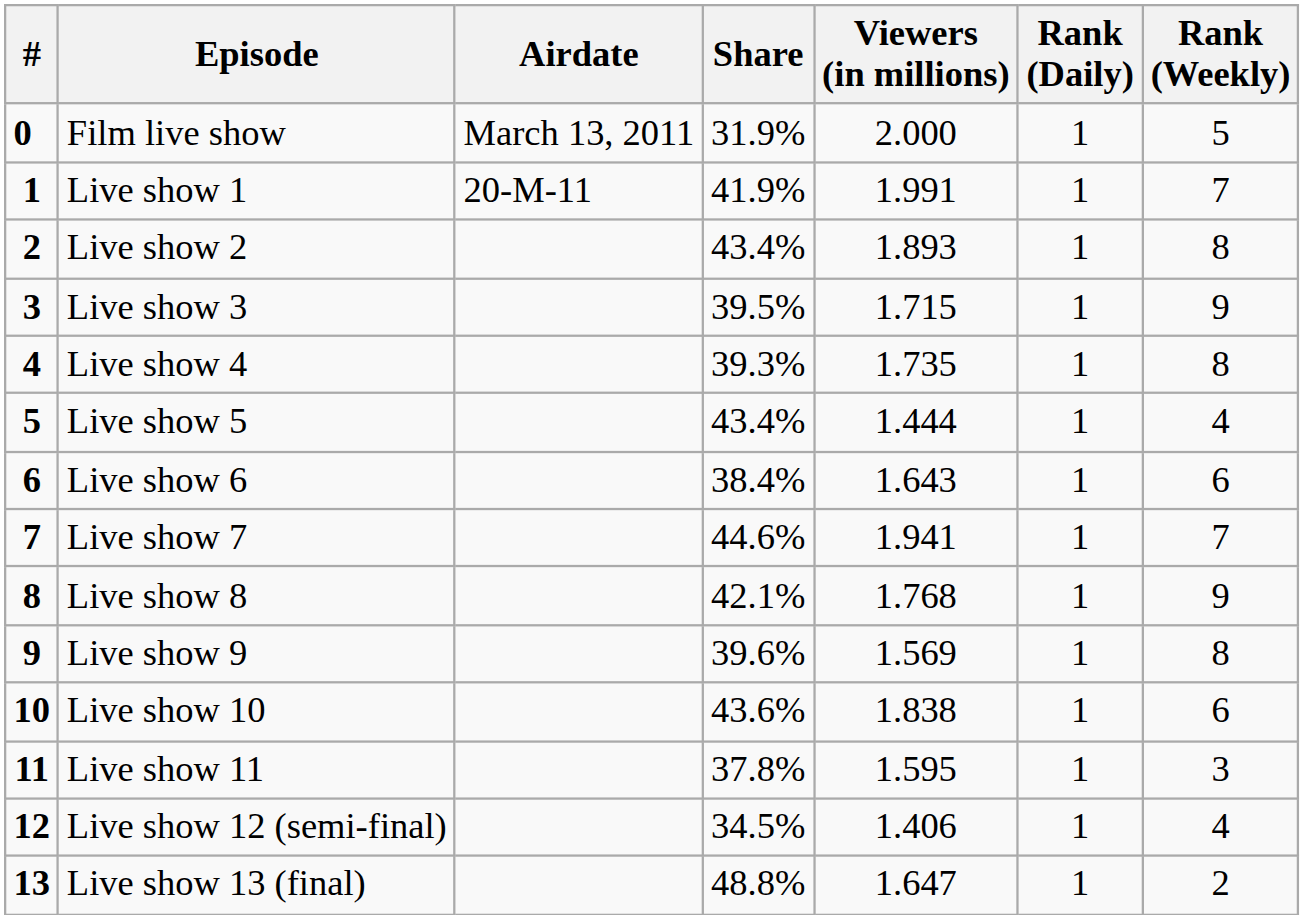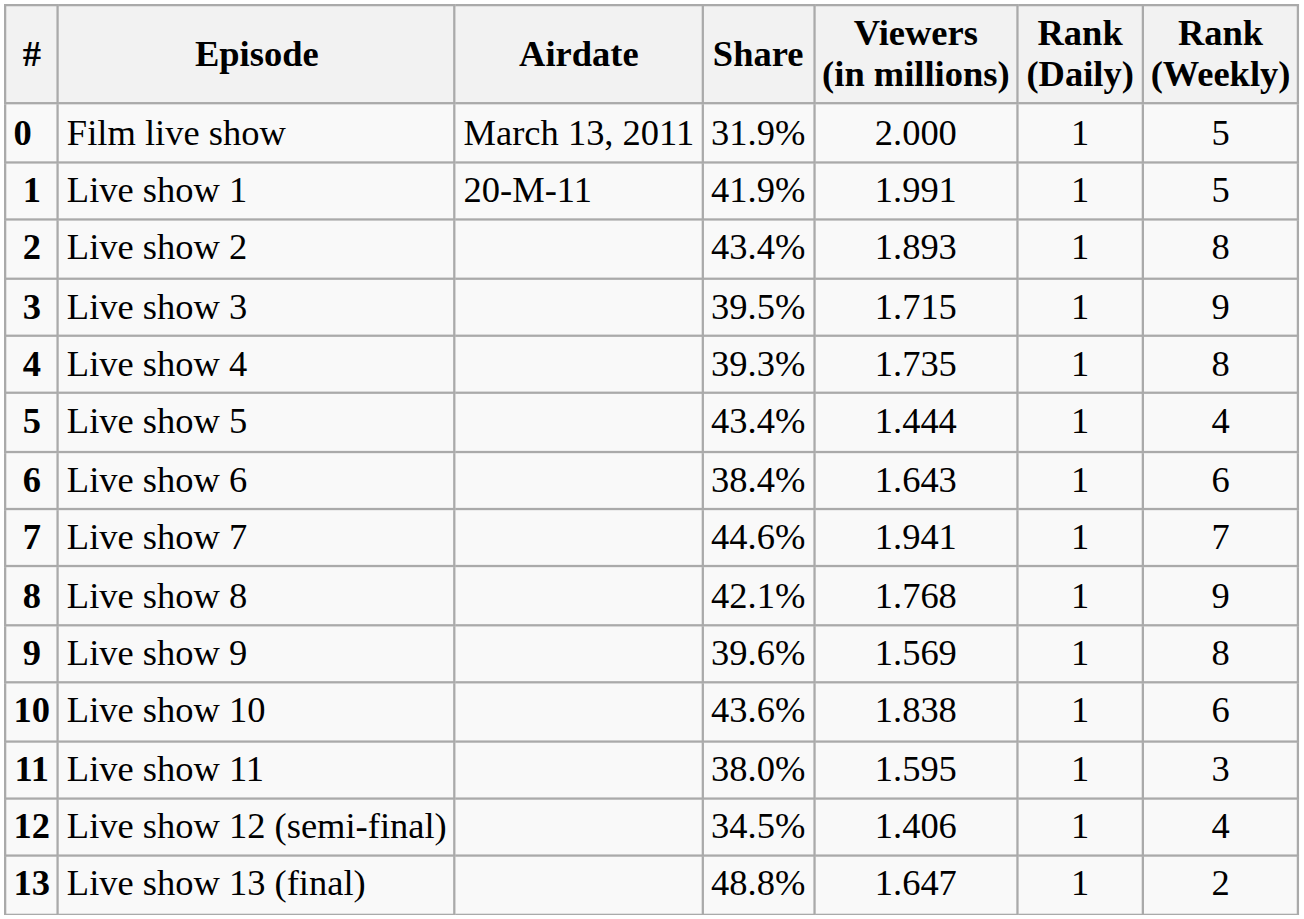(1221, 190) 7 -> (1221, 190) 5
(758, 768) 37.8% -> (758, 768) 38.0%
